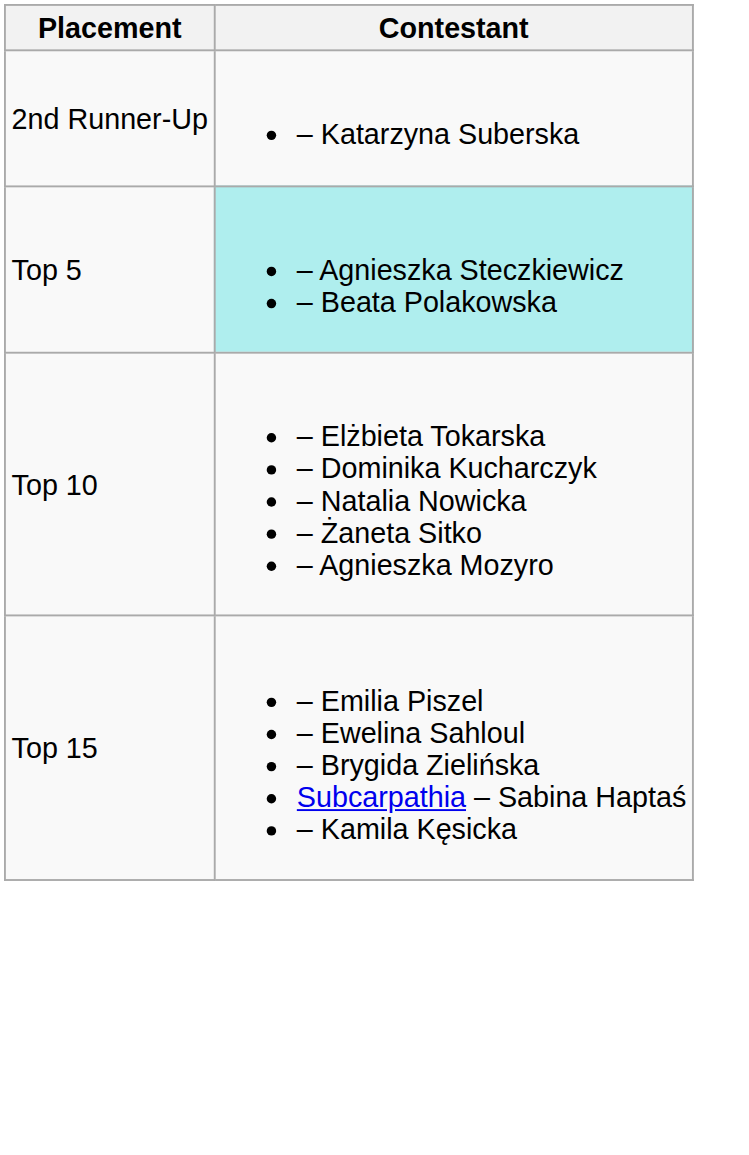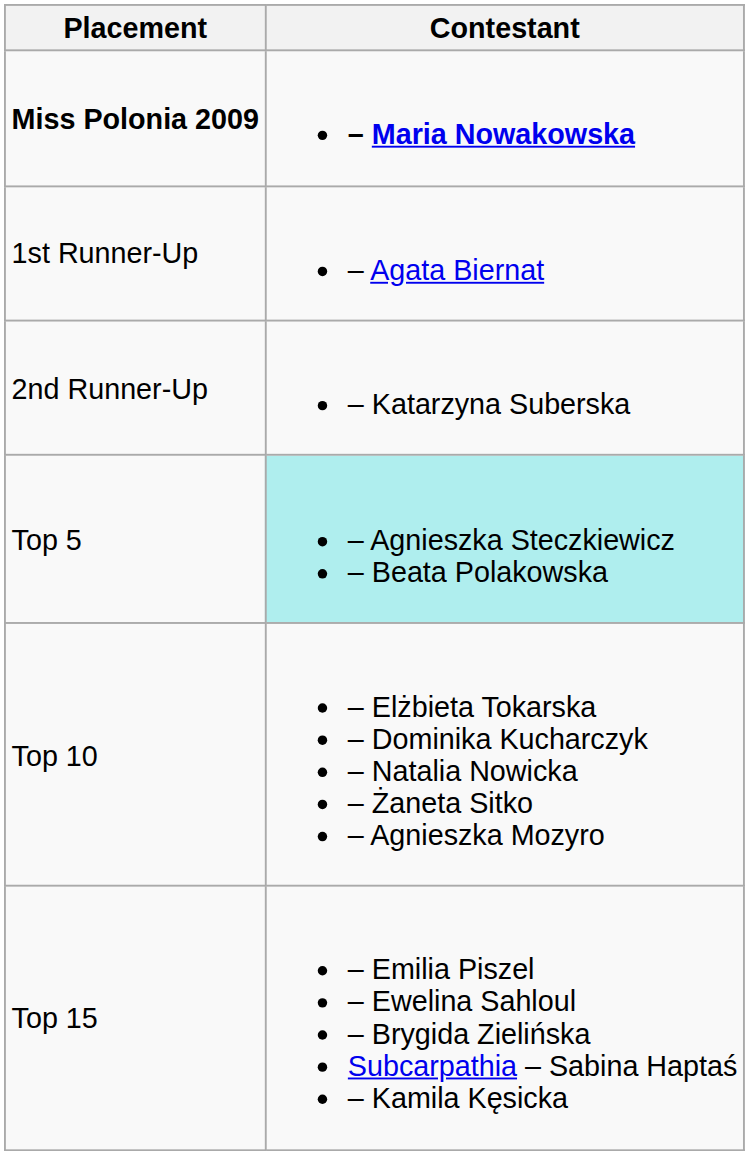+ row: (135, 118)
+ row: (105, 253)
